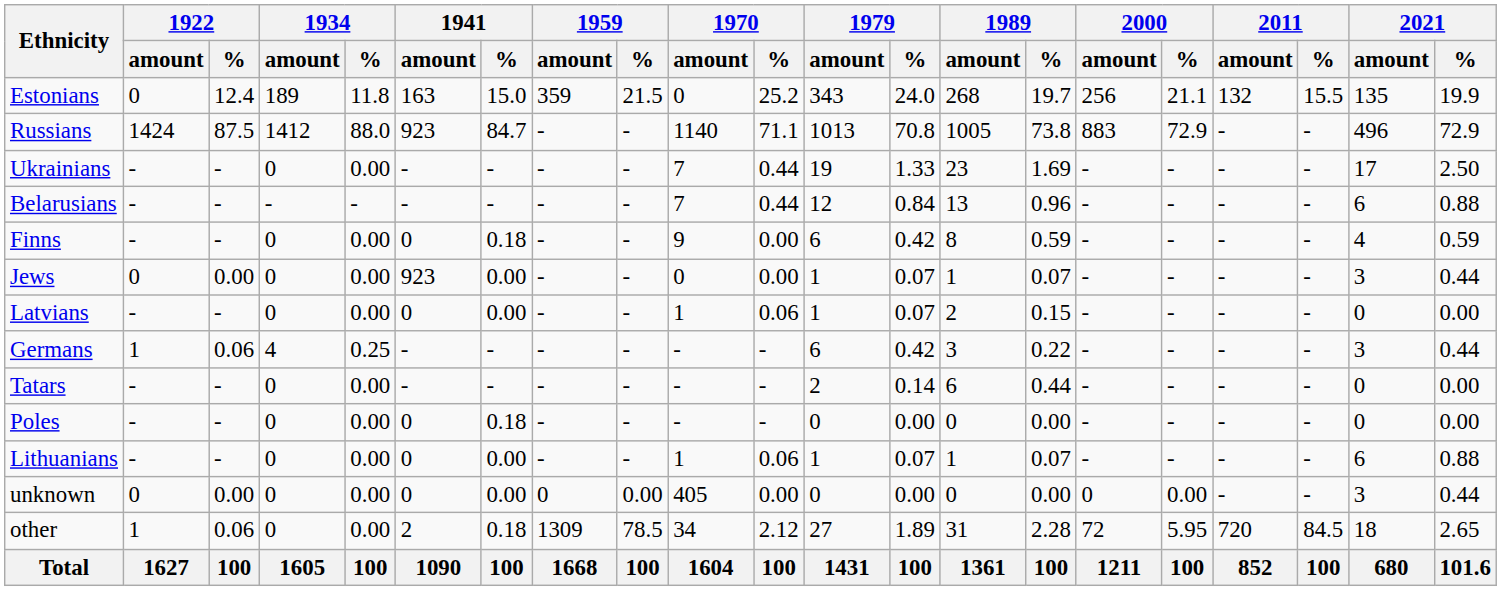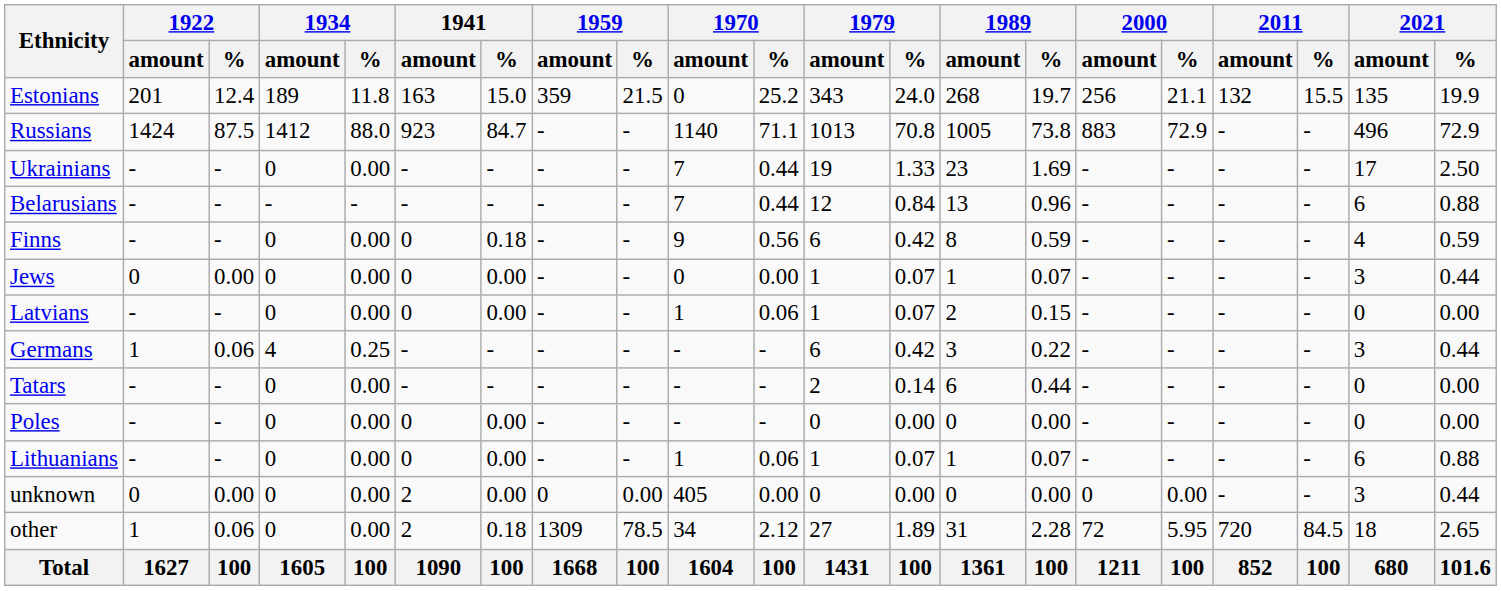(134, 95) 0 -> (146, 95) 201
(779, 240) 0.00 -> (779, 240) 0.56
(418, 276) 923 -> (407, 276) 0
(506, 421) 0.18 -> (506, 421) 0.00
(407, 494) 0 -> (407, 494) 2
